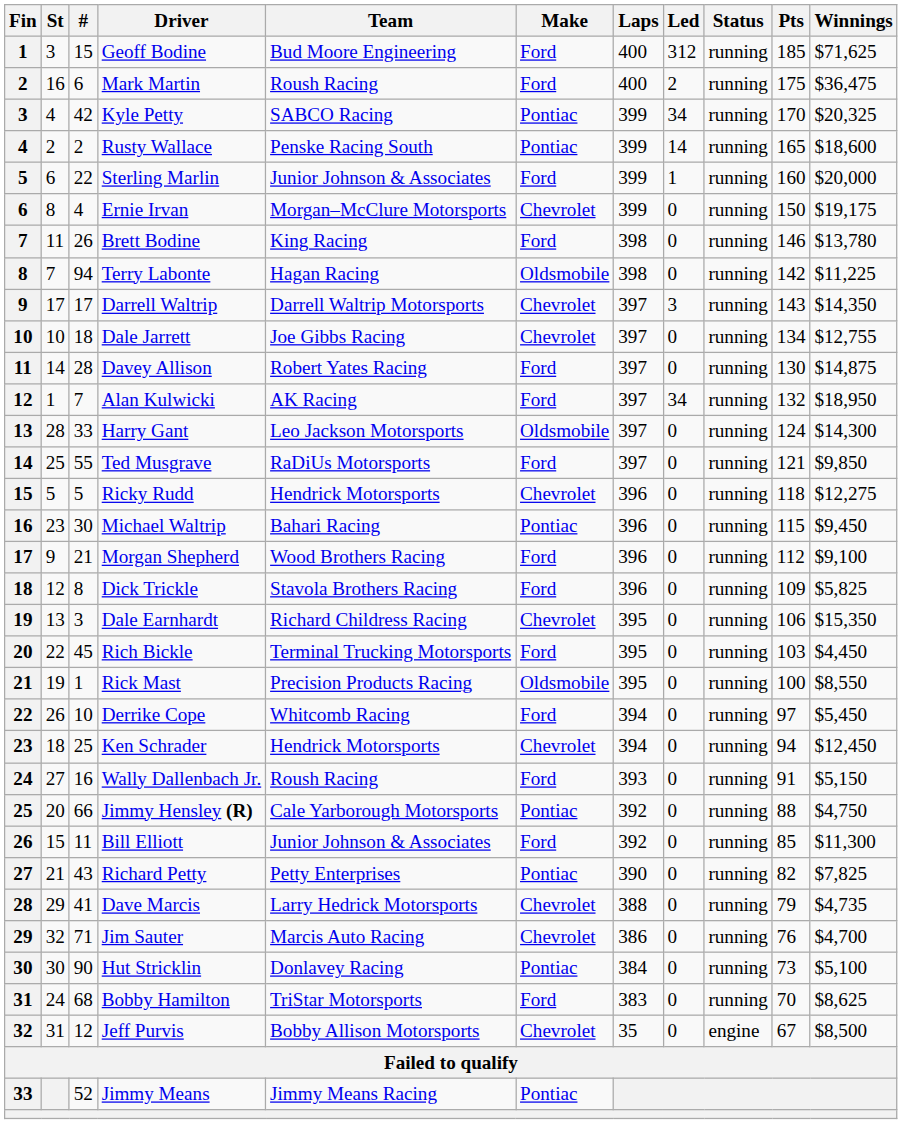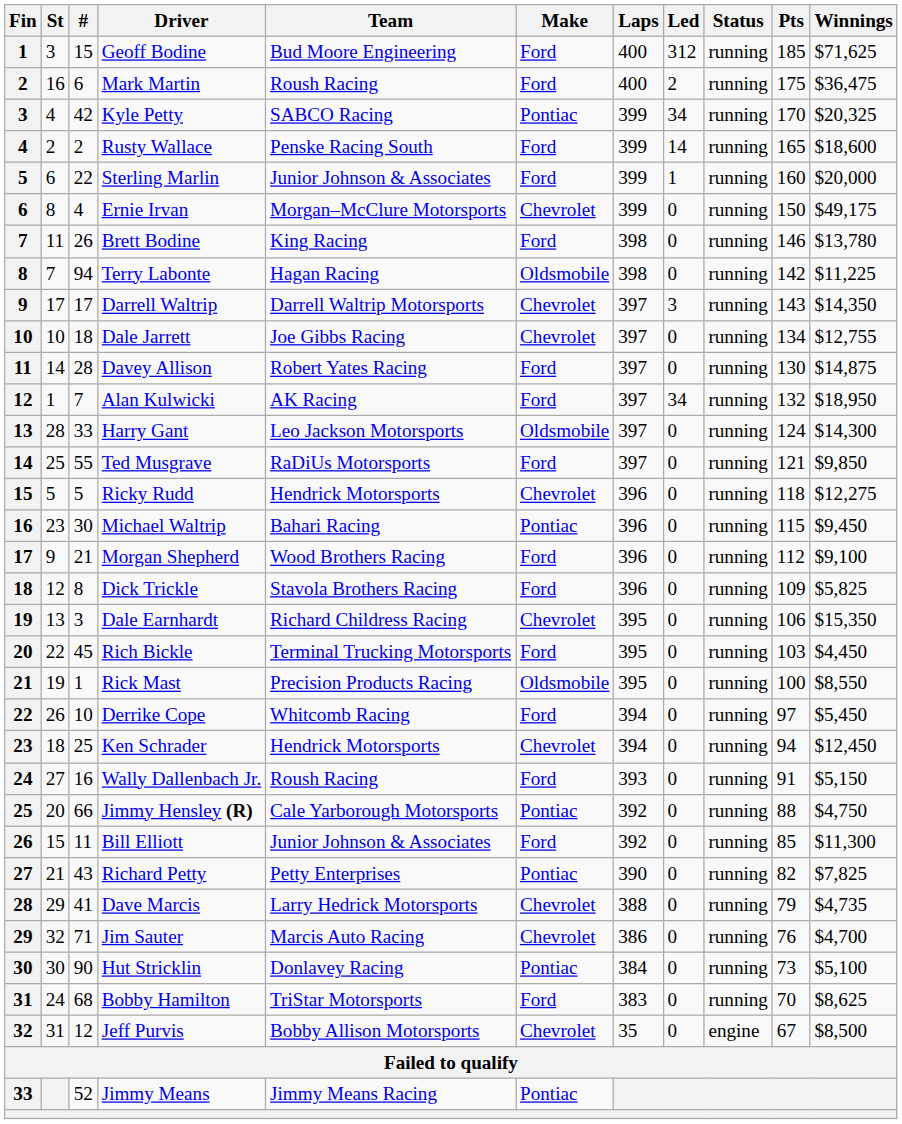(549, 146) Pontiac -> (538, 146) Ford
(846, 209) $19,175 -> (846, 209) $49,175
